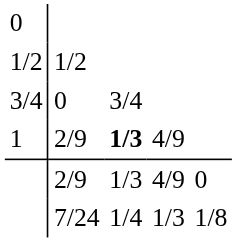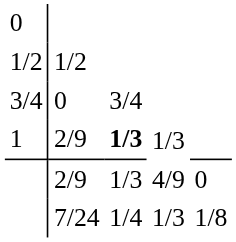(168, 138) 4/9 -> (168, 139) 1/3
